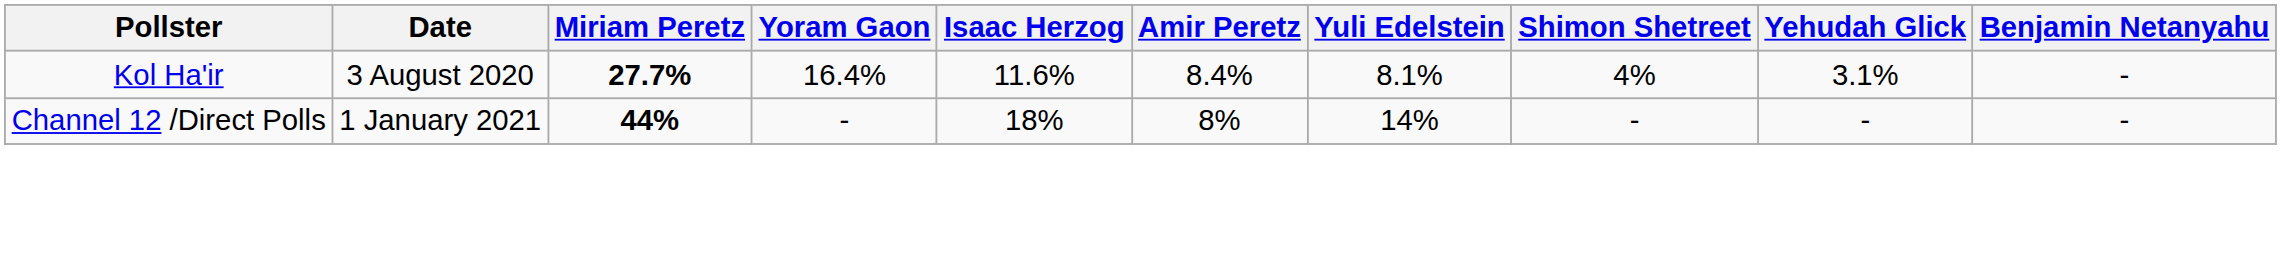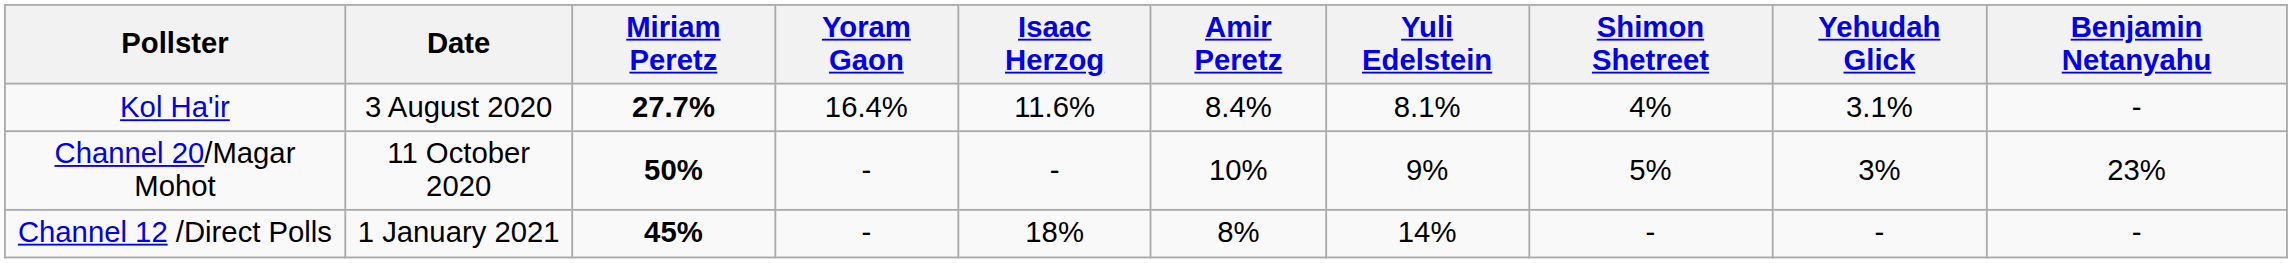+ row: (175, 170)
(650, 120) 44% -> (673, 232) 45%
